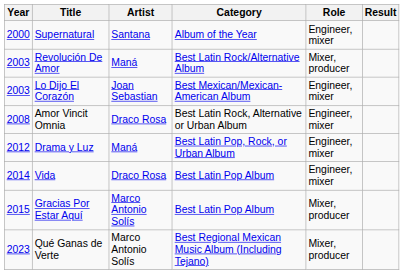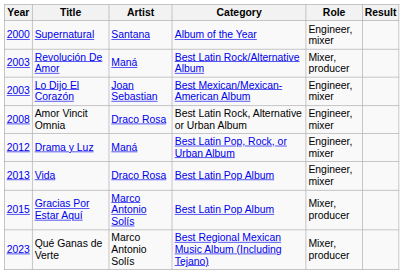(18, 176) 2014 -> (18, 176) 2013
